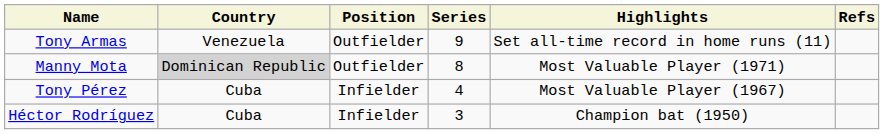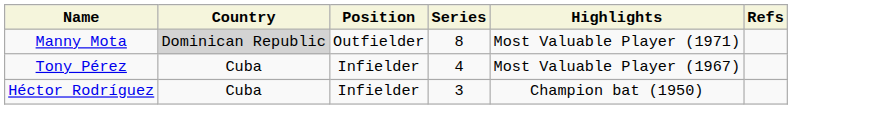- row: (81, 42)
